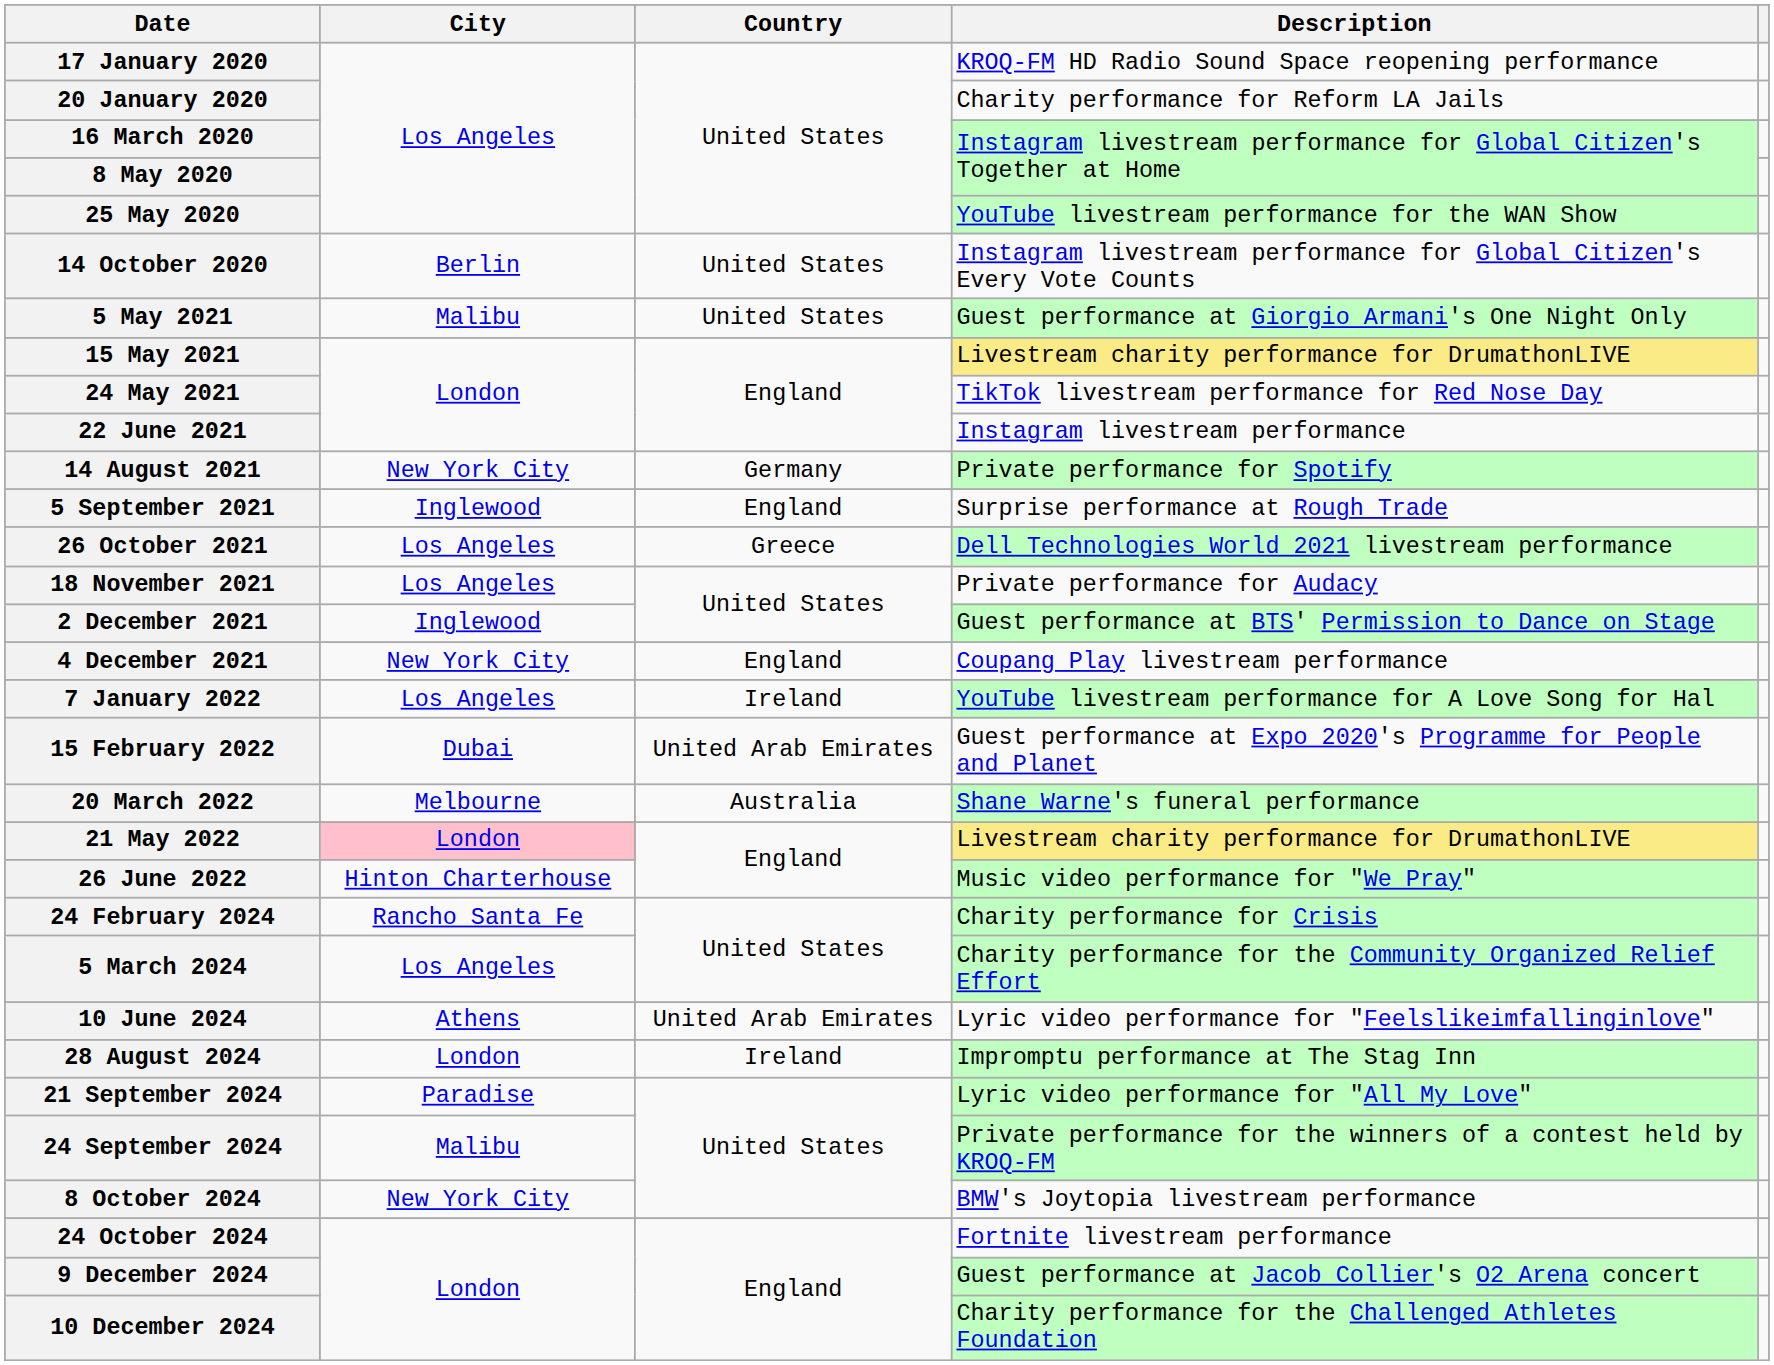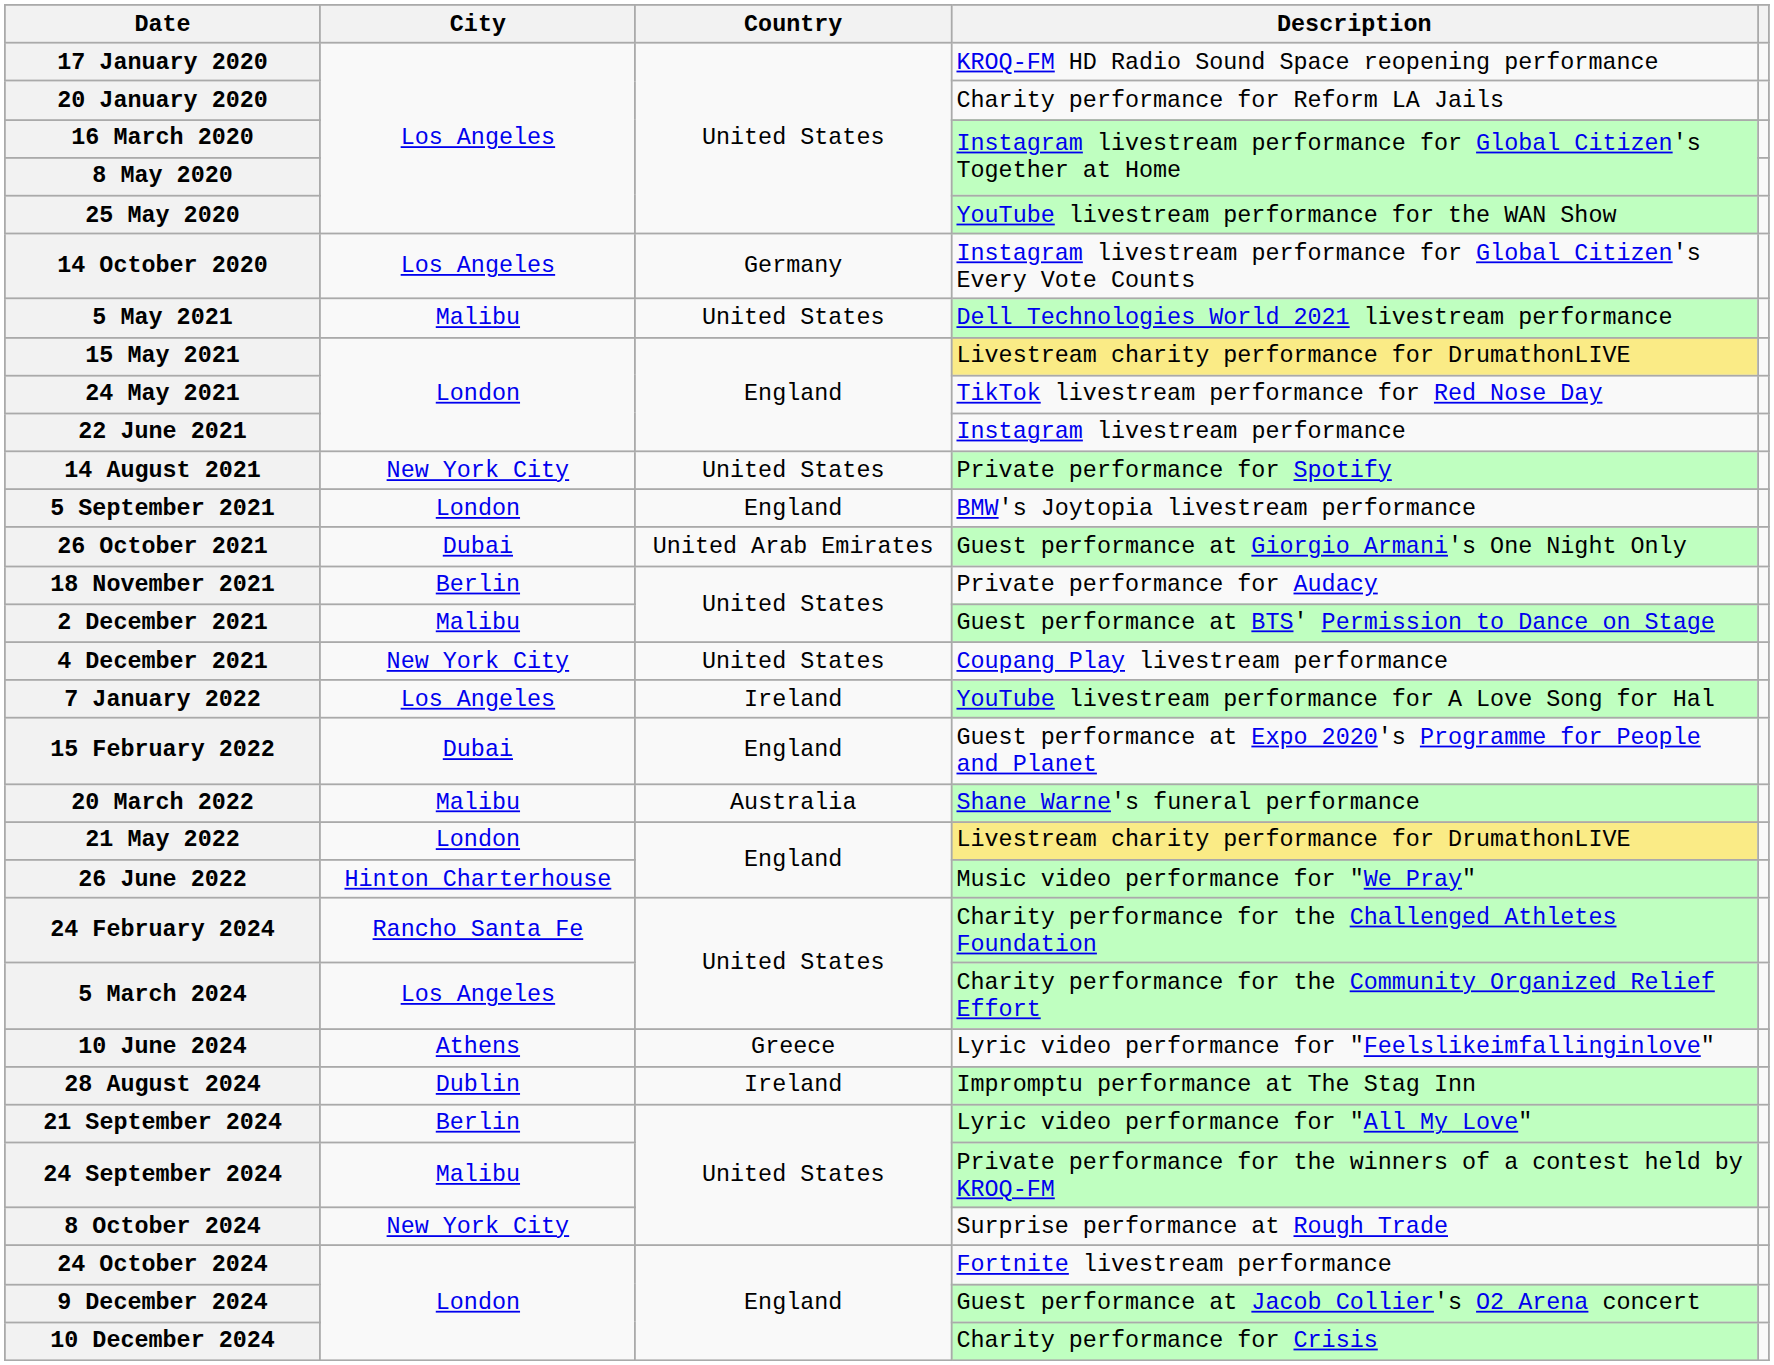(478, 266) Berlin -> (478, 266) Los Angeles
(793, 266) United States -> (793, 266) Germany
(1322, 318) Guest performance at Giorgio Armani's One Night Only -> (1315, 318) Dell Technologies World 2021 livestream performance
(793, 470) Germany -> (793, 470) United States
(478, 509) Inglewood -> (478, 509) London
(1202, 509) Surprise performance at Rough Trade -> (1216, 509) BMW's Joytopia livestream performance
(478, 547) Los Angeles -> (478, 547) Dubai
(793, 547) Greece -> (793, 547) United Arab Emirates
(1315, 547) Dell Technologies World 2021 livestream performance -> (1322, 547) Guest performance at Giorgio Armani's One Night Only
(478, 585) Los Angeles -> (478, 585) Berlin
(478, 623) Inglewood -> (478, 623) Malibu
(793, 661) England -> (793, 661) United States
(793, 751) United Arab Emirates -> (793, 751) England
(478, 803) Melbourne -> (478, 803) Malibu
(478, 841) pink background -> (478, 841) no background
(1167, 917) Charity performance for Crisis -> (1286, 930) Charity performance for the Challenged Athletes Foundation
(793, 1020) United Arab Emirates -> (793, 1047) Greece
(478, 1058) London -> (478, 1085) Dublin
(478, 1097) Paradise -> (478, 1124) Berlin
(1216, 1200) BMW's Joytopia livestream performance -> (1202, 1227) Surprise performance at Rough Trade
(1286, 1328) Charity performance for the Challenged Athletes Foundation -> (1167, 1341) Charity performance for Crisis
